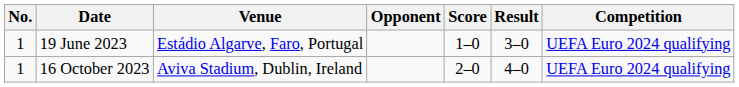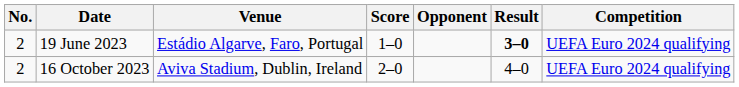columns swapped: (406, 17) <-> (467, 17)
(20, 43) 1 -> (20, 43) 2
(517, 43) normal -> (517, 43) bold
(20, 69) 1 -> (20, 69) 2
